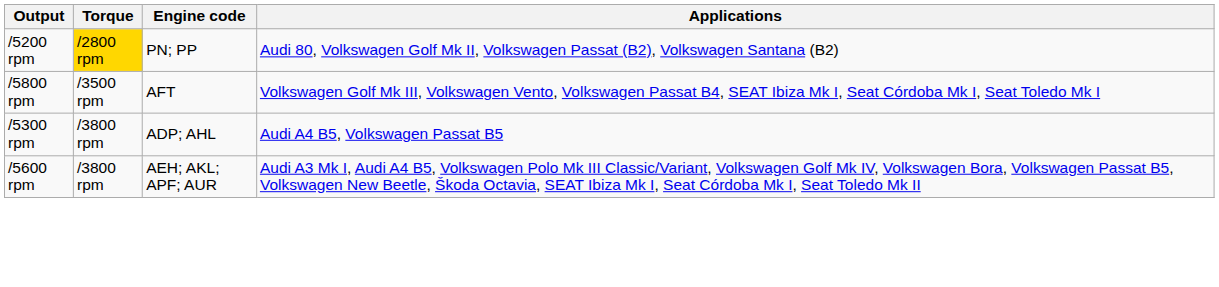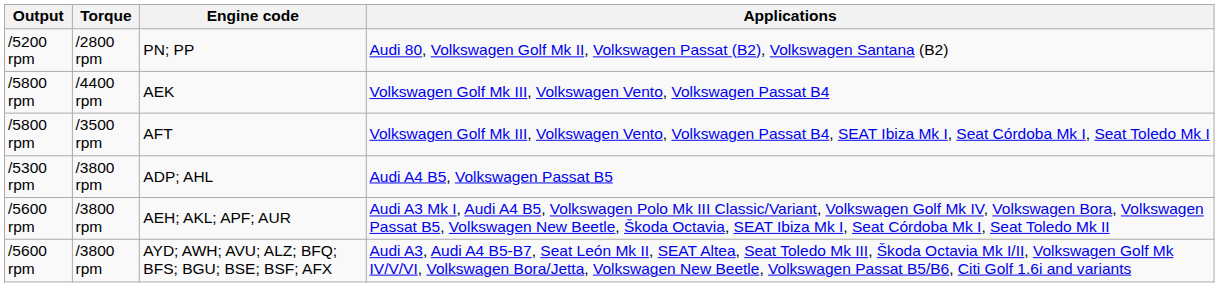(96, 50) gold background -> (95, 50) no background
+ row: (159, 92)
+ row: (240, 260)
